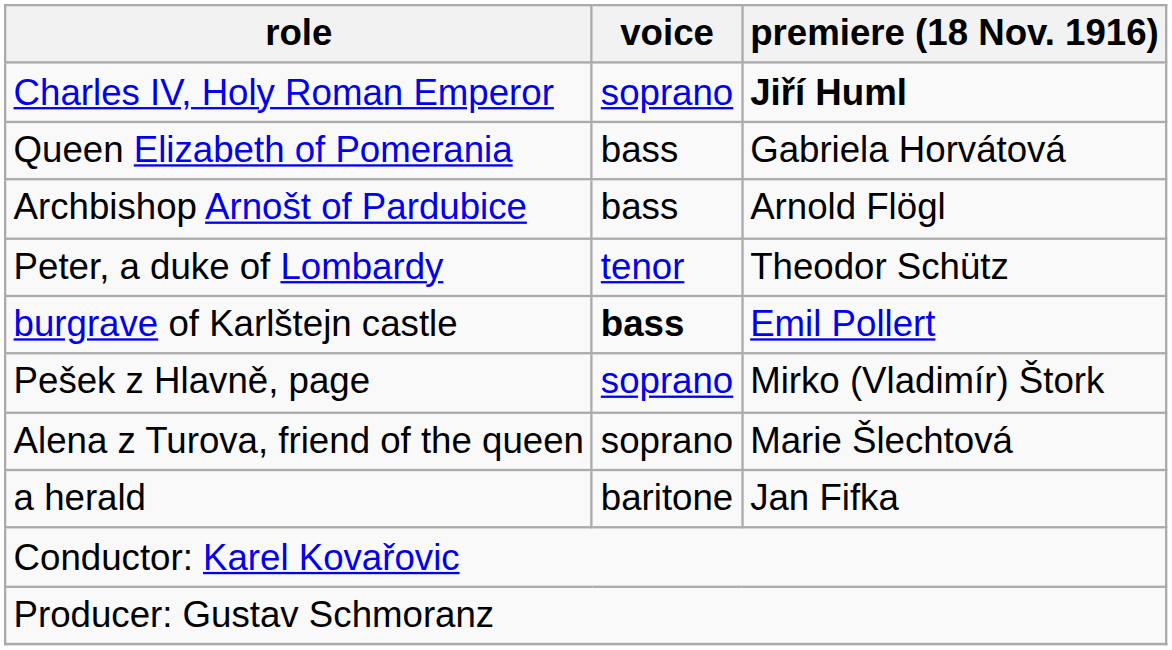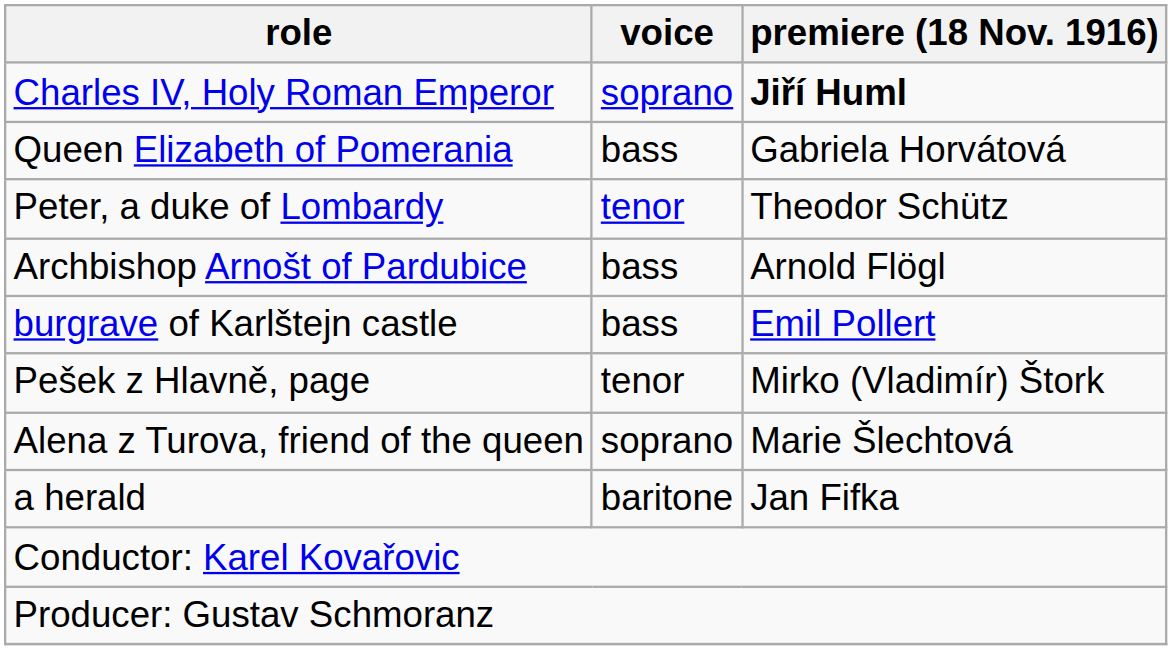rows swapped: (270, 207) <-> (228, 265)
(643, 324) bold -> (640, 324) normal
(667, 382) soprano -> (643, 382) tenor
